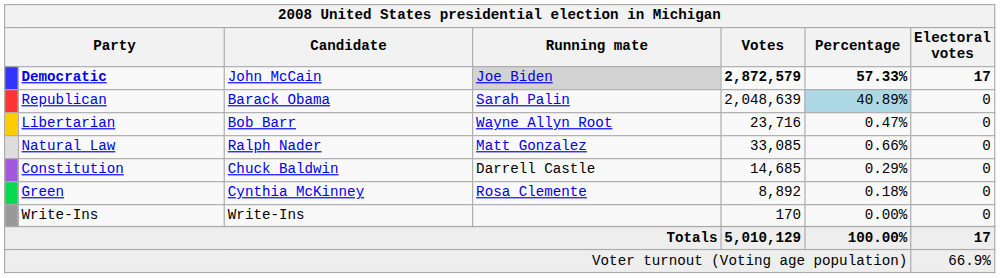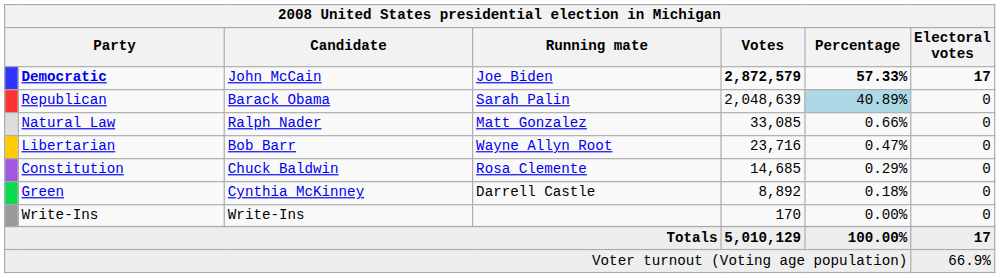(514, 78) lightgrey background -> (514, 78) no background
rows swapped: (68, 147) <-> (68, 124)
(536, 170) Darrell Castle -> (531, 170) Rosa Clemente
(531, 193) Rosa Clemente -> (536, 193) Darrell Castle
